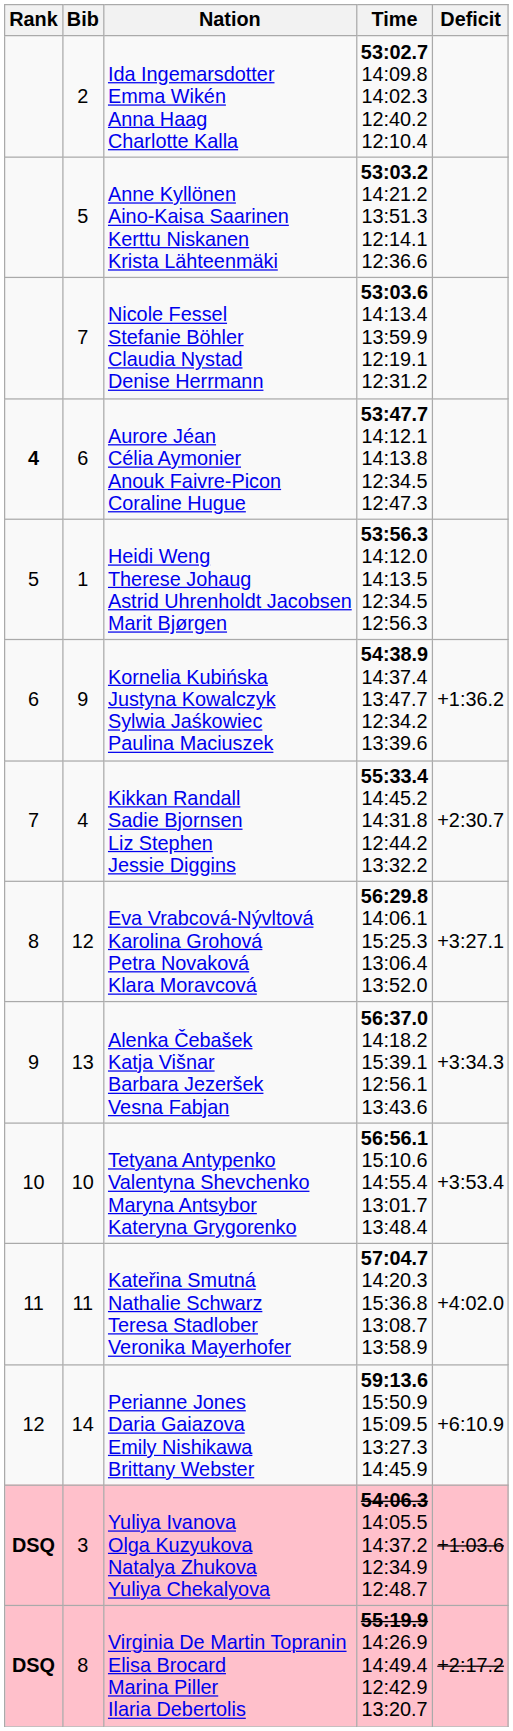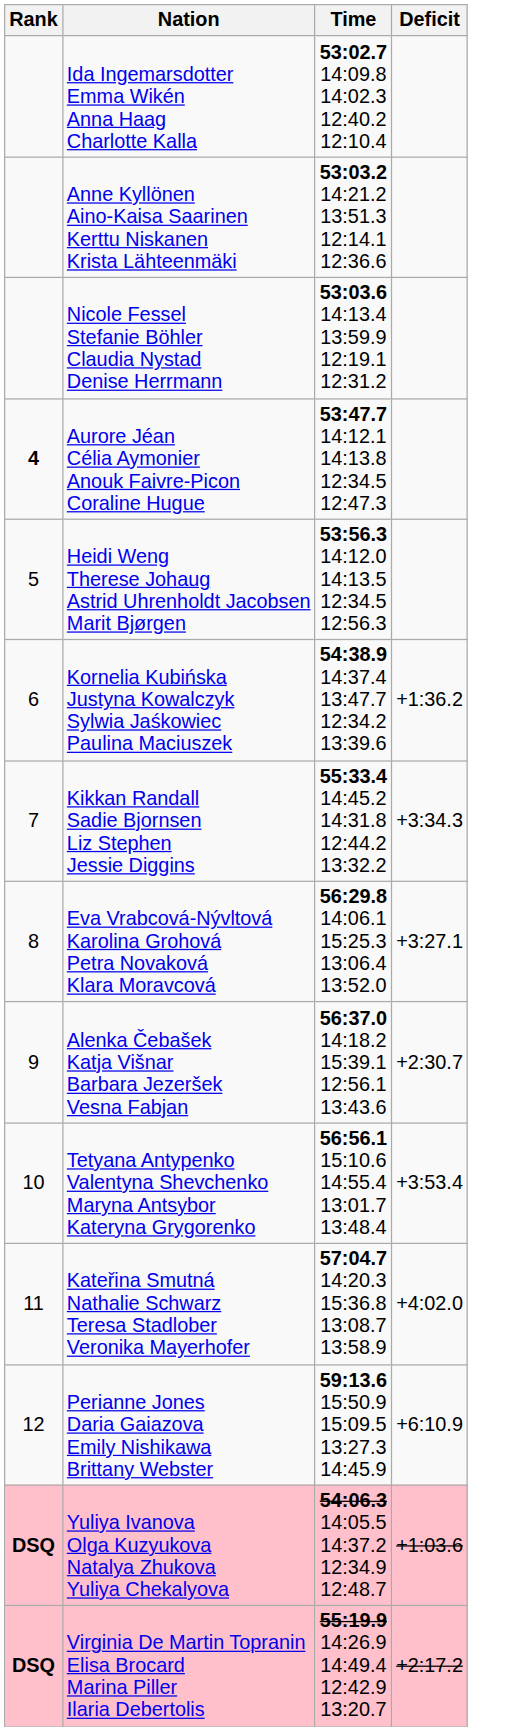- column: (83, 20)
(471, 820) +2:30.7 -> (430, 820) +3:34.3
(471, 1062) +3:34.3 -> (430, 1062) +2:30.7
